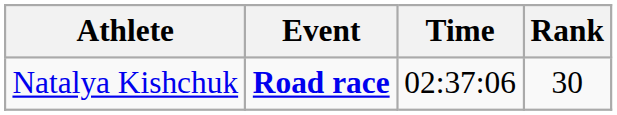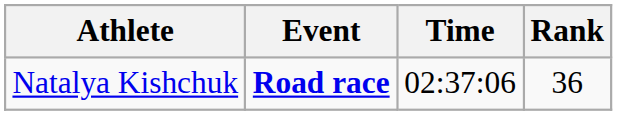(567, 82) 30 -> (567, 82) 36
